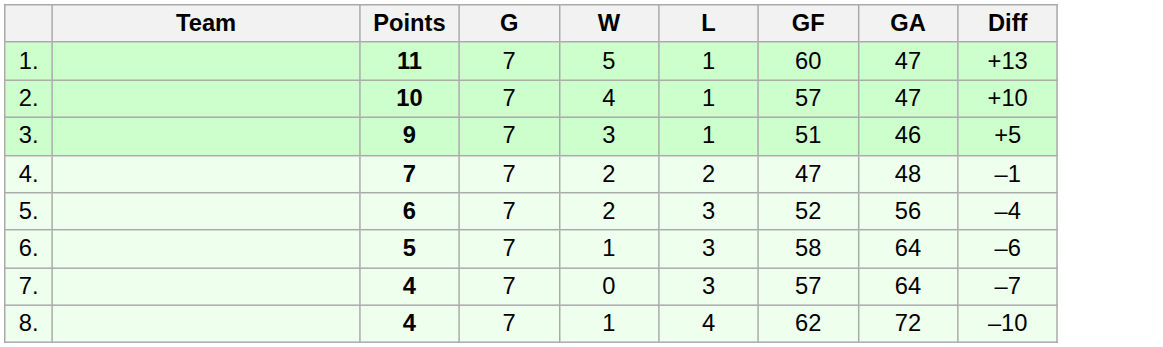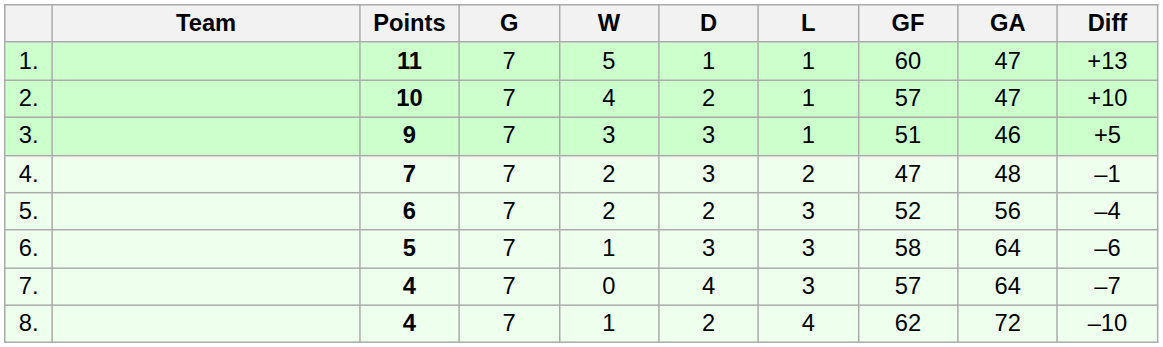+ column: (709, 23)
